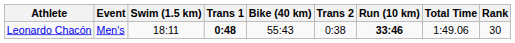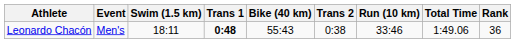(389, 30) bold -> (389, 30) normal
(495, 30) 30 -> (495, 30) 36
